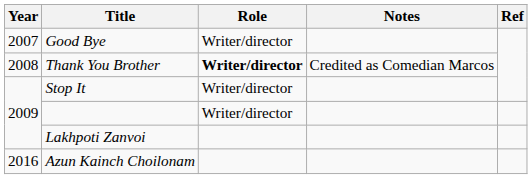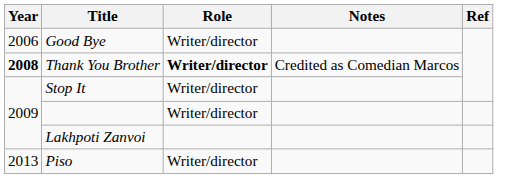(23, 40) 2007 -> (23, 40) 2006
(23, 64) normal -> (23, 64) bold
+ row: (59, 161)
- row: (120, 161)
